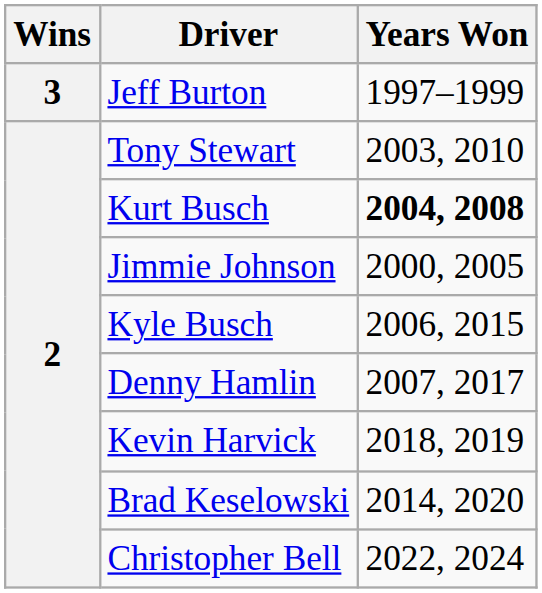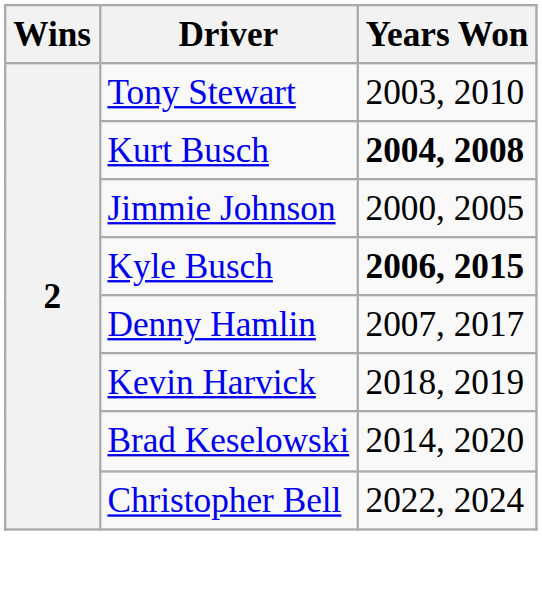- row: (187, 91)
(445, 324) normal -> (445, 266) bold
